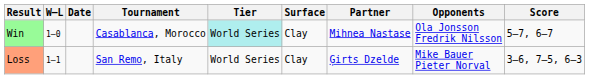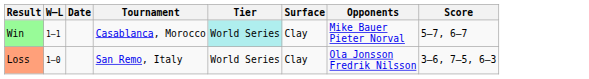- column: (370, 12)
(53, 34) 1–0 -> (53, 34) 1–1
(459, 33) Ola Jonsson Fredrik Nilsson -> (367, 33) Mike Bauer Pieter Norval
(53, 61) 1–1 -> (53, 61) 1–0
(453, 60) Mike Bauer Pieter Norval -> (373, 60) Ola Jonsson Fredrik Nilsson
